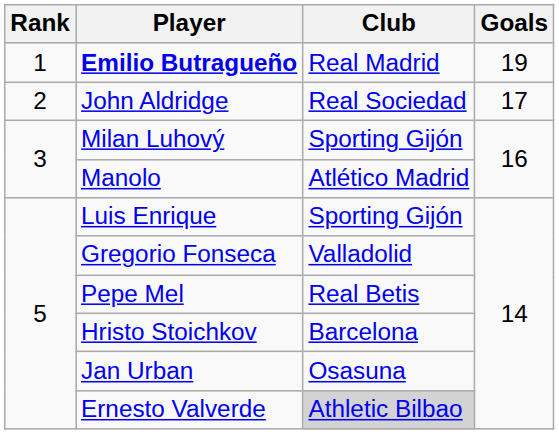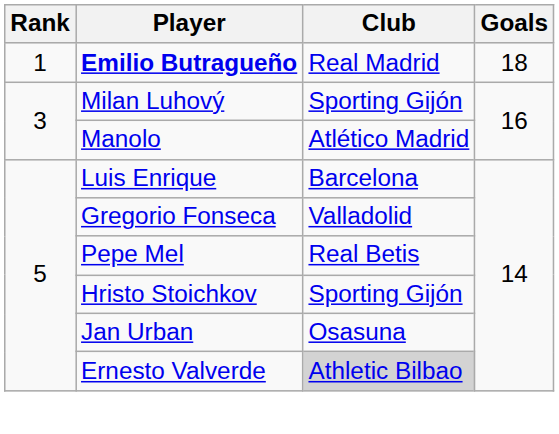(514, 62) 19 -> (514, 62) 18
- row: (155, 100)
(386, 216) Sporting Gijón -> (363, 178) Barcelona
(363, 332) Barcelona -> (386, 293) Sporting Gijón
